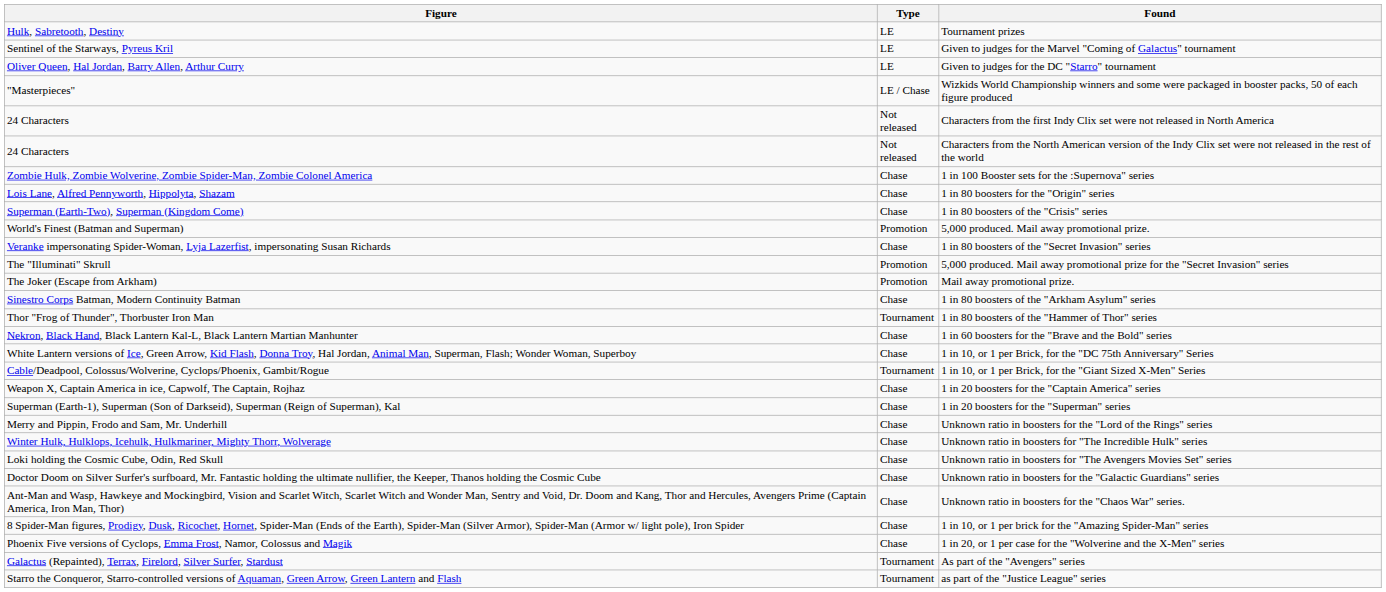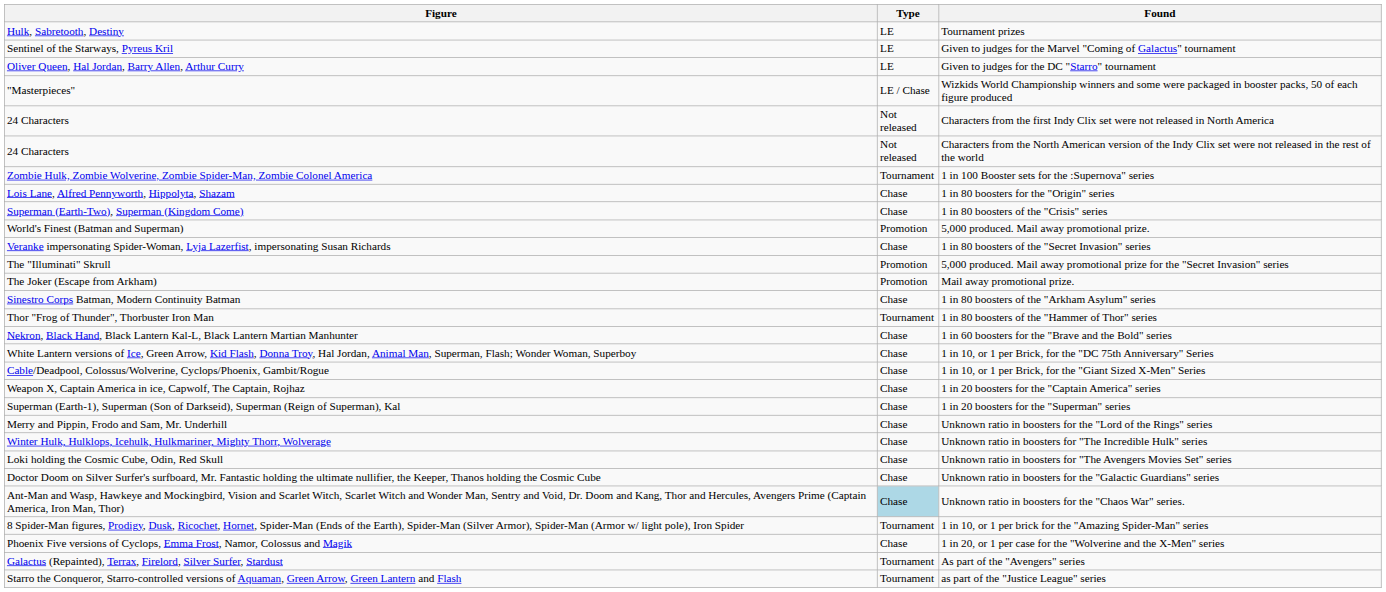(894, 175) Chase -> (907, 175) Tournament
(907, 370) Tournament -> (894, 370) Chase
(894, 501) no background -> (894, 501) lightblue background
(894, 525) Chase -> (907, 525) Tournament
